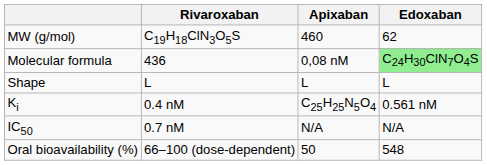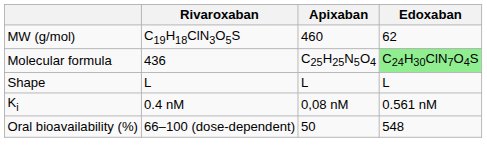(325, 60) 0,08 nM -> (339, 60) C25H25N5O4
(339, 105) C25H25N5O4 -> (325, 104) 0,08 nM
- row: (20, 128)
